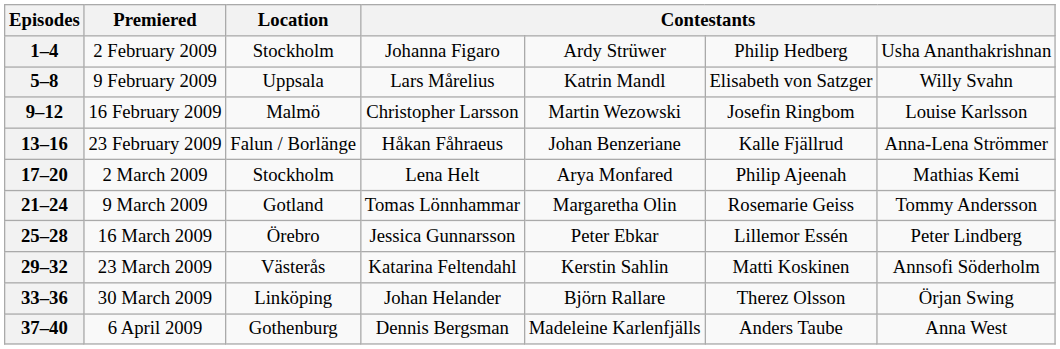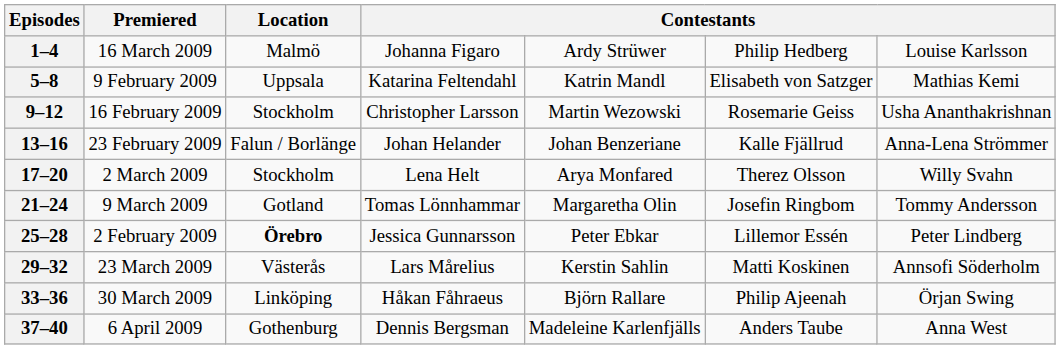(155, 51) 2 February 2009 -> (155, 51) 16 March 2009
(293, 51) Stockholm -> (293, 51) Malmö
(966, 51) Usha Ananthakrishnan -> (966, 51) Louise Karlsson
(442, 82) Lars Mårelius -> (442, 82) Katarina Feltendahl
(966, 82) Willy Svahn -> (966, 82) Mathias Kemi
(293, 112) Malmö -> (293, 112) Stockholm
(791, 112) Josefin Ringbom -> (791, 112) Rosemarie Geiss
(966, 112) Louise Karlsson -> (966, 112) Usha Ananthakrishnan
(442, 143) Håkan Fåhraeus -> (442, 143) Johan Helander
(791, 174) Philip Ajeenah -> (791, 174) Therez Olsson
(966, 174) Mathias Kemi -> (966, 174) Willy Svahn
(791, 205) Rosemarie Geiss -> (791, 205) Josefin Ringbom
(155, 236) 16 March 2009 -> (155, 236) 2 February 2009
(293, 236) normal -> (293, 236) bold
(442, 267) Katarina Feltendahl -> (442, 267) Lars Mårelius
(442, 298) Johan Helander -> (442, 298) Håkan Fåhraeus
(791, 298) Therez Olsson -> (791, 298) Philip Ajeenah
